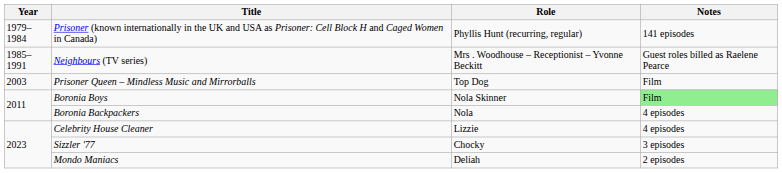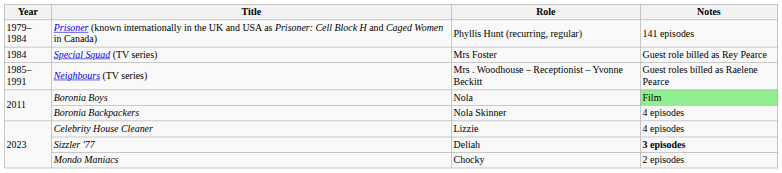+ row: (106, 54)
- row: (155, 81)
(480, 97) Nola Skinner -> (463, 97) Nola
(463, 113) Nola -> (480, 113) Nola Skinner
(469, 144) Chocky -> (467, 144) Deliah
(664, 144) normal -> (664, 144) bold
(467, 160) Deliah -> (469, 160) Chocky
